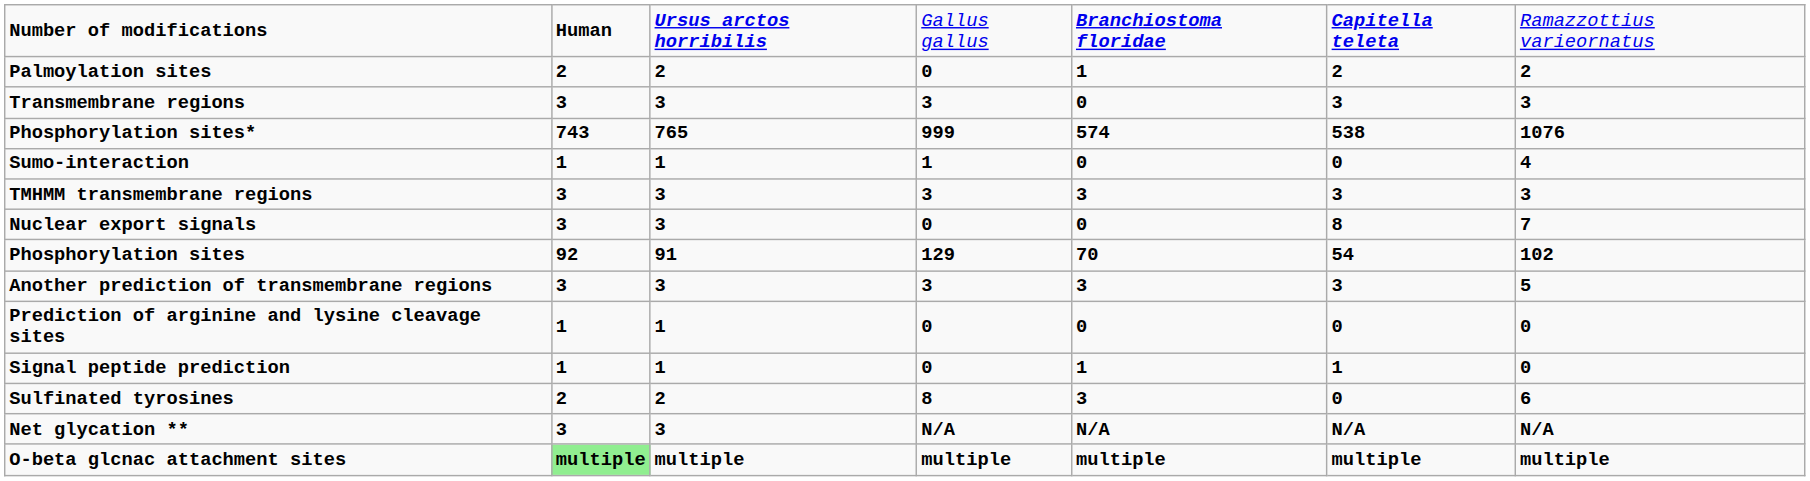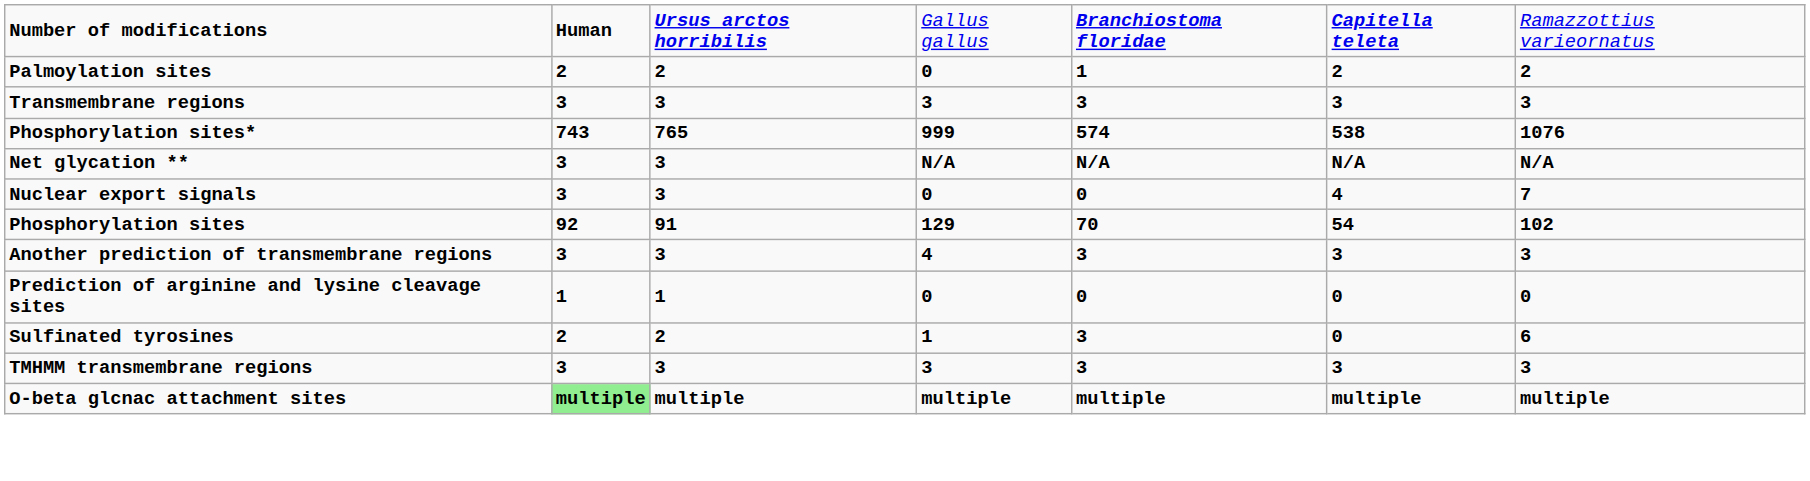(1082, 103) 0 -> (1082, 103) 3
- row: (99, 164)
rows swapped: (99, 429) <-> (161, 194)
(1337, 225) 8 -> (1337, 194) 4
(927, 286) 3 -> (927, 255) 4
(1526, 286) 5 -> (1526, 255) 3
- row: (150, 368)
(927, 399) 8 -> (927, 338) 1
